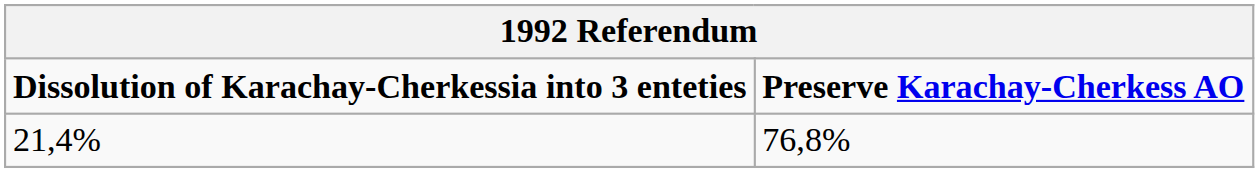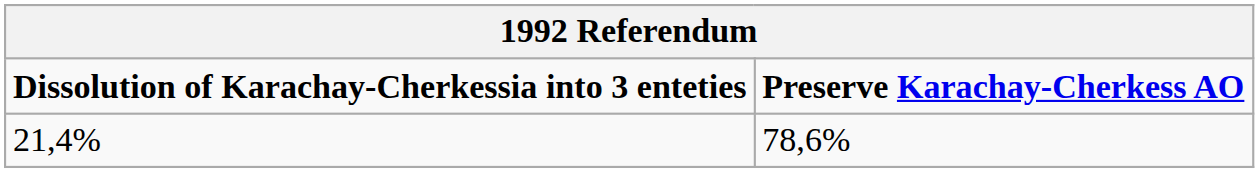(806, 139) 76,8% -> (806, 139) 78,6%
